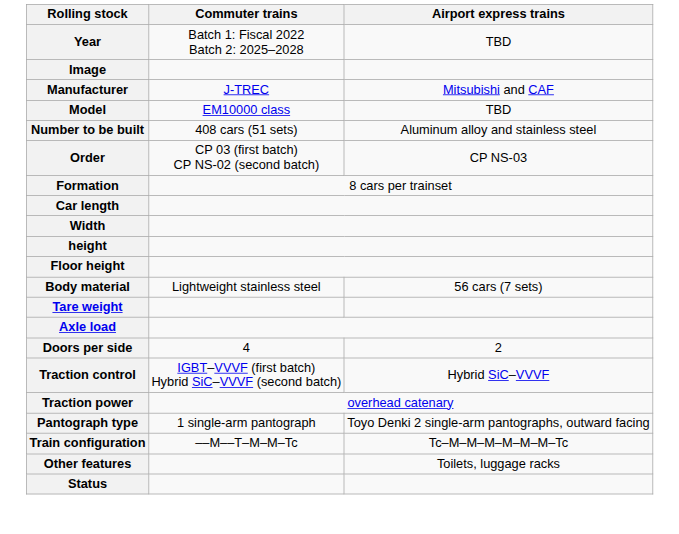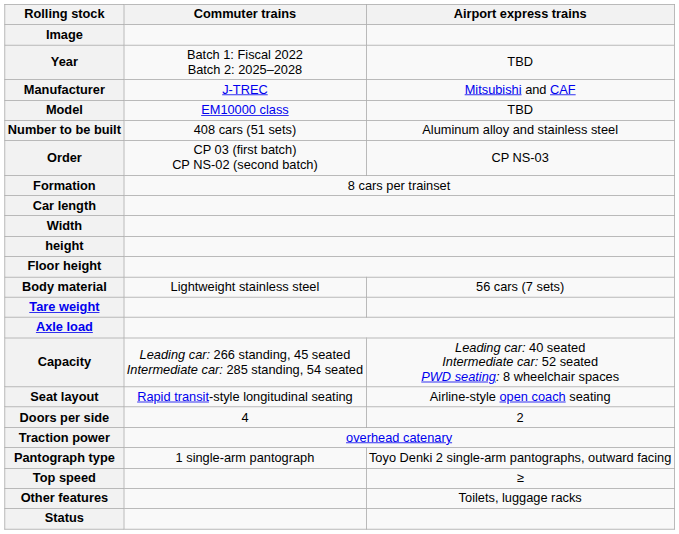rows swapped: (88, 69) <-> (88, 42)
+ row: (64, 362)
+ row: (64, 397)
- row: (88, 375)
+ row: (64, 478)
- row: (88, 443)
